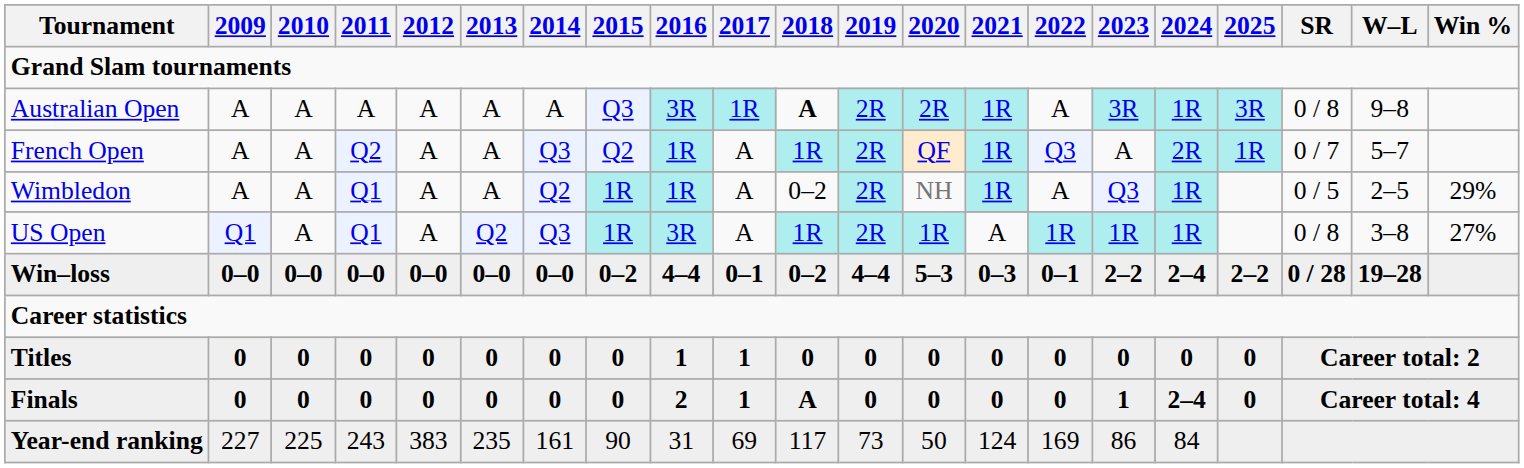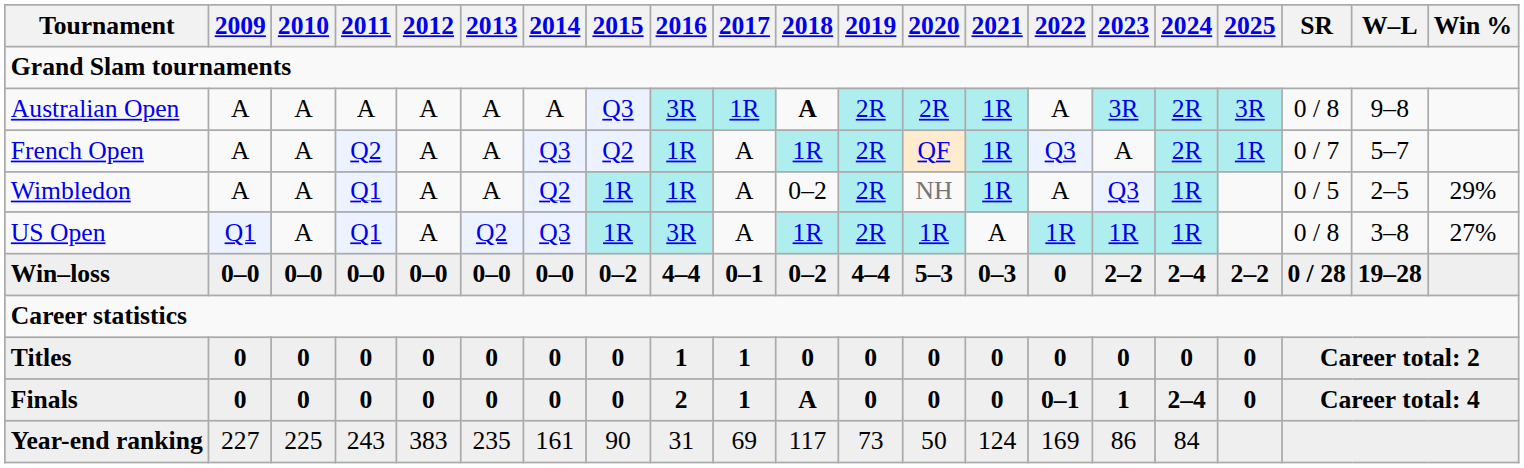(1187, 108) 1R -> (1187, 108) 2R
(1060, 274) 0–1 -> (1060, 274) 0
(1060, 398) 0 -> (1060, 398) 0–1
